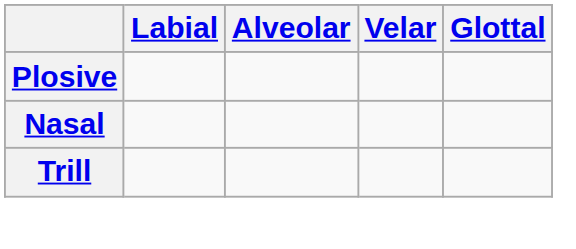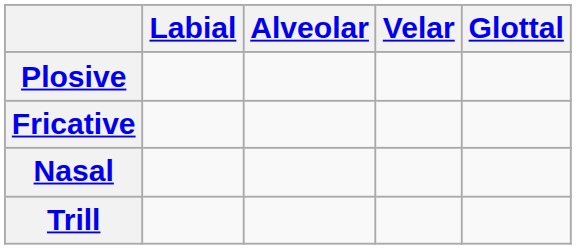+ row: (74, 123)
